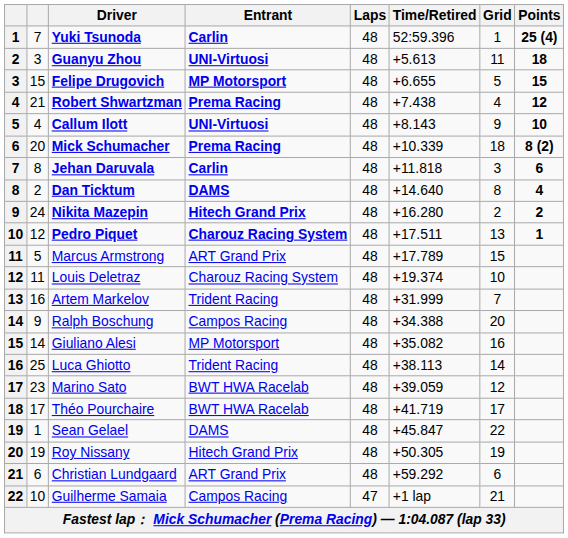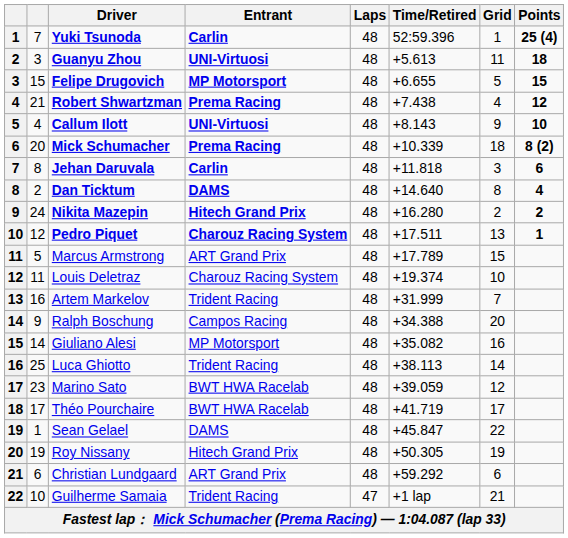(238, 496) Campos Racing -> (233, 496) Trident Racing
